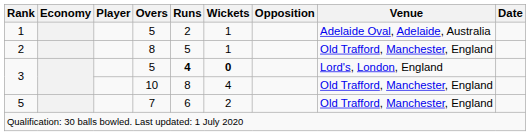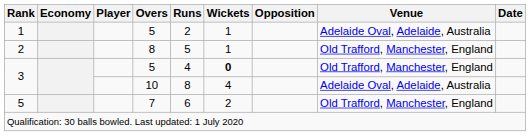(187, 67) bold -> (187, 67) normal
(381, 67) Lord's, London, England -> (406, 67) Old Trafford, Manchester, England
(406, 85) Old Trafford, Manchester, England -> (405, 85) Adelaide Oval, Adelaide, Australia
